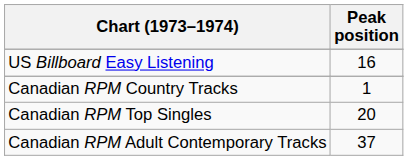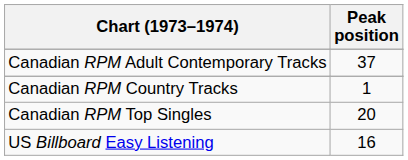rows swapped: (111, 62) <-> (167, 141)
